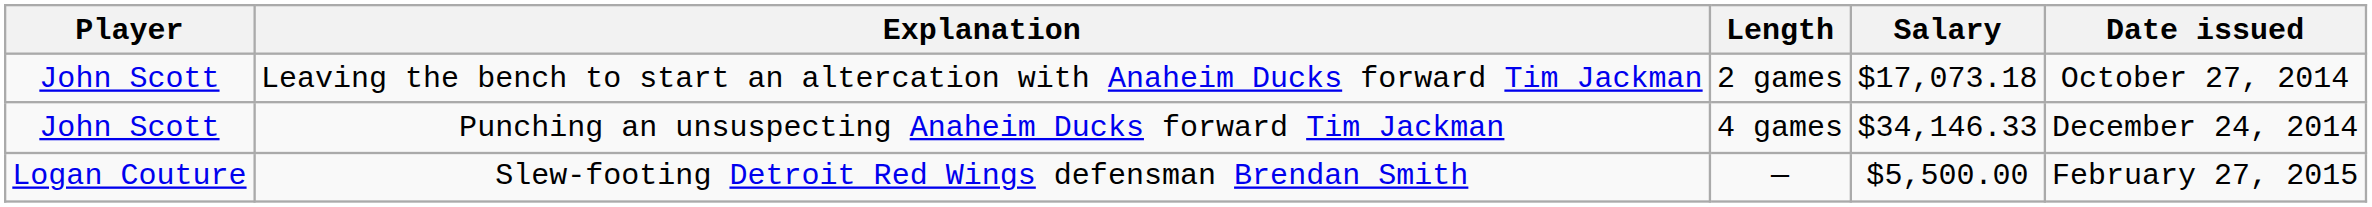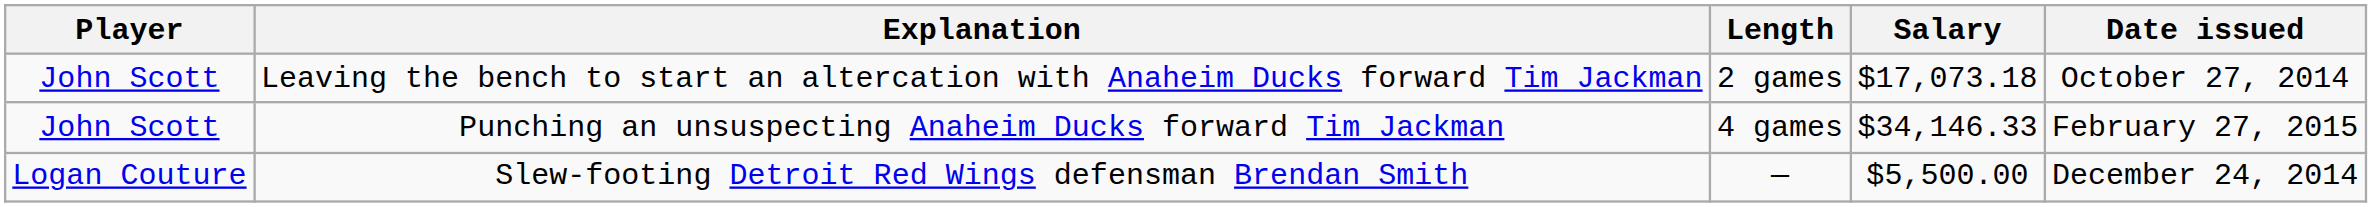(2205, 128) December 24, 2014 -> (2205, 128) February 27, 2015
(2205, 176) February 27, 2015 -> (2205, 176) December 24, 2014
